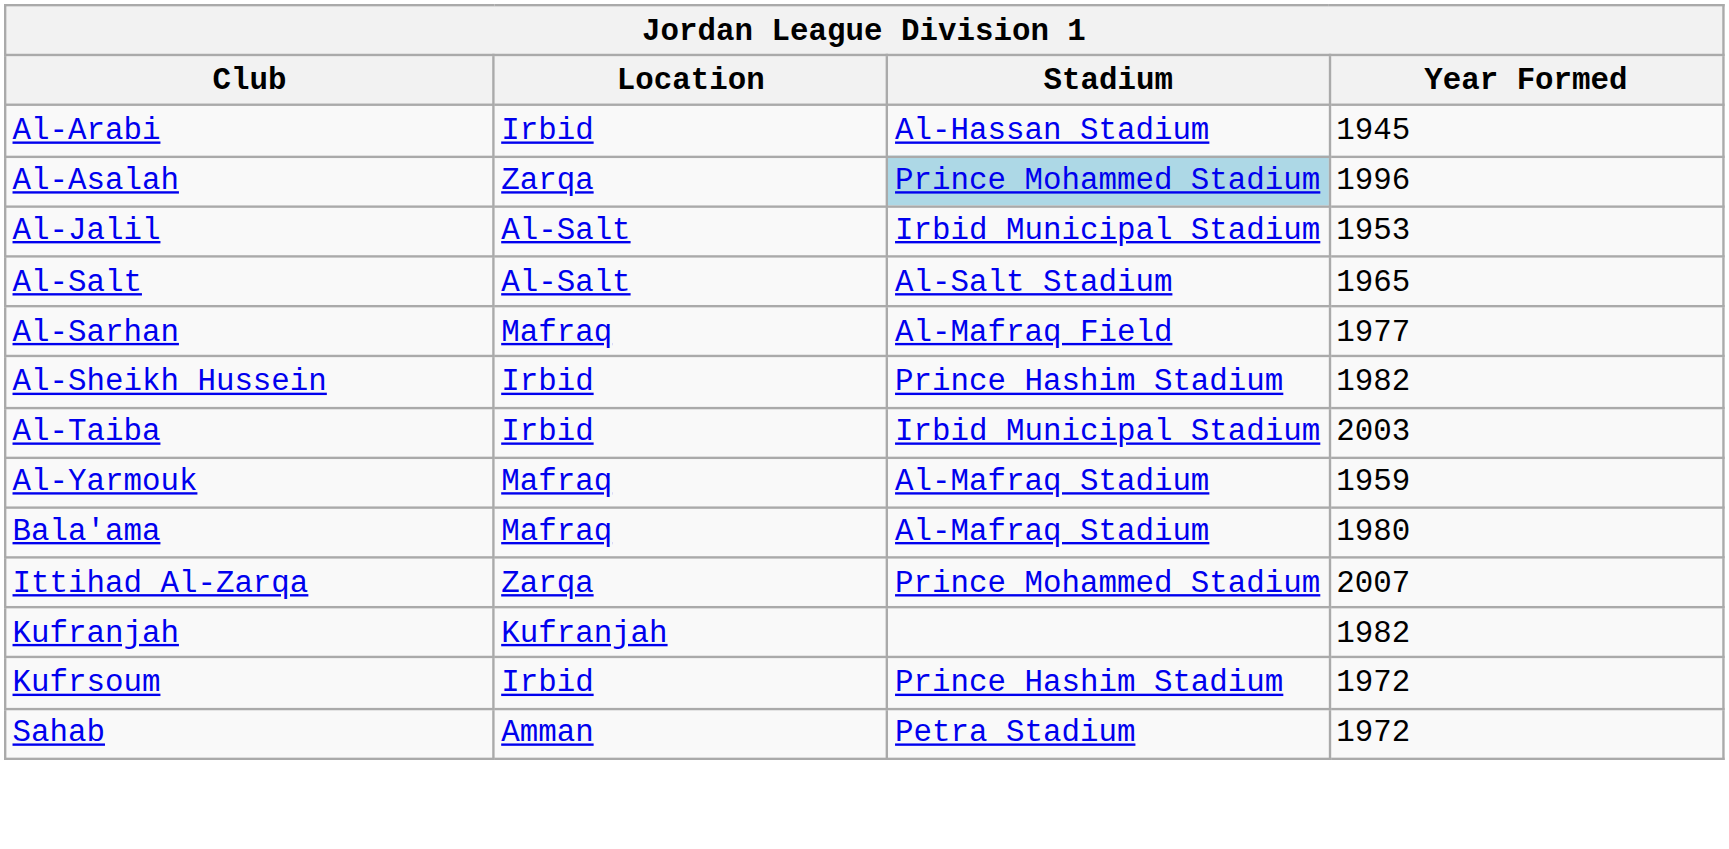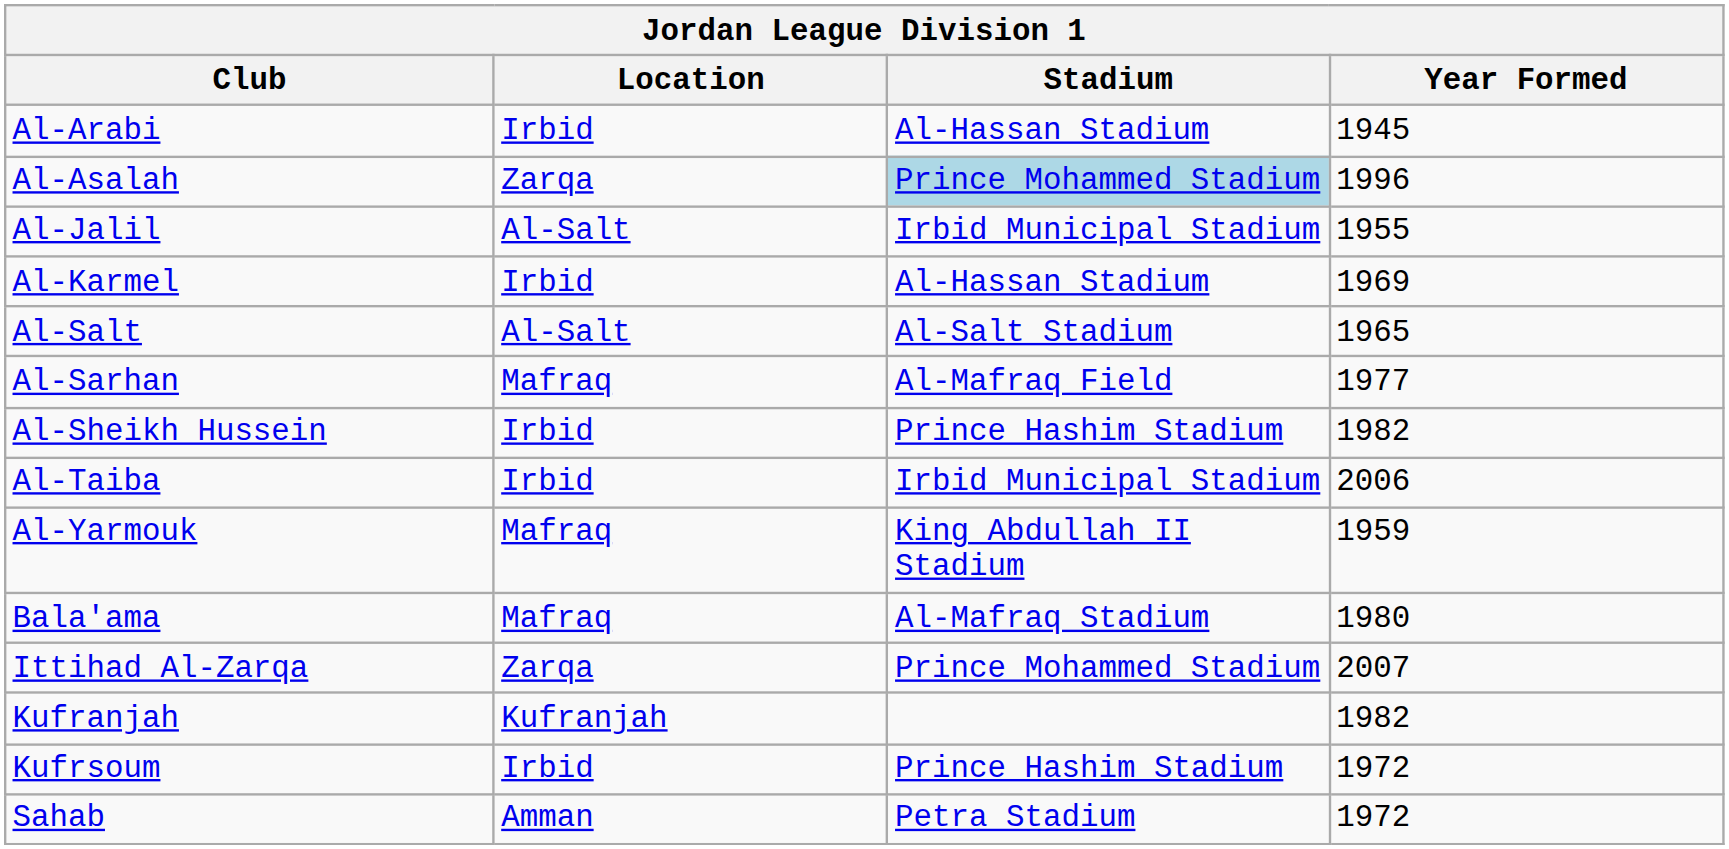(1373, 231) 1953 -> (1373, 231) 1955
+ row: (96, 281)
(1373, 432) 2003 -> (1373, 482) 2006
(1052, 482) Al-Mafraq Stadium -> (1043, 550) King Abdullah II Stadium
